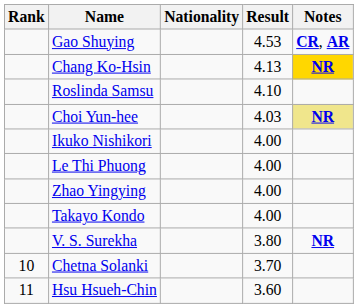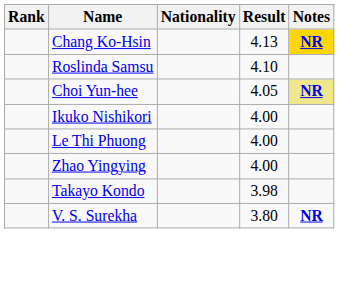- row: (93, 41)
(268, 116) 4.03 -> (264, 91) 4.05
(268, 215) 4.00 -> (264, 191) 3.98
- row: (100, 265)
- row: (104, 290)
